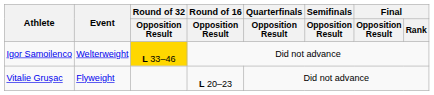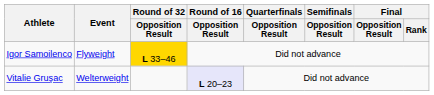(102, 54) Welterweight -> (95, 54) Flyweight
(95, 79) Flyweight -> (102, 79) Welterweight
(216, 84) no background -> (216, 84) lavender background
